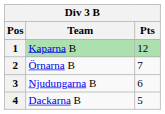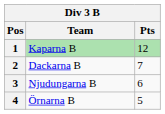(52, 65) Örnarna B -> (55, 65) Dackarna B
(55, 100) Dackarna B -> (52, 100) Örnarna B
